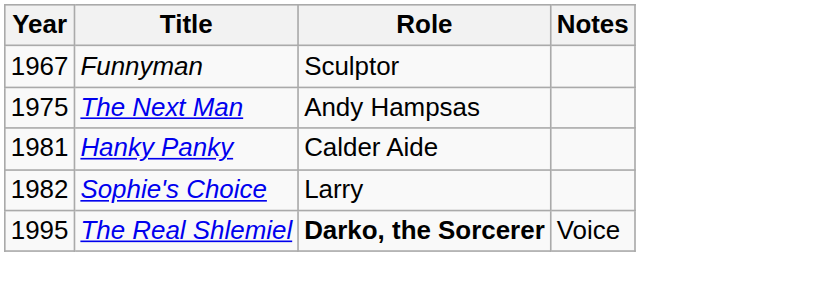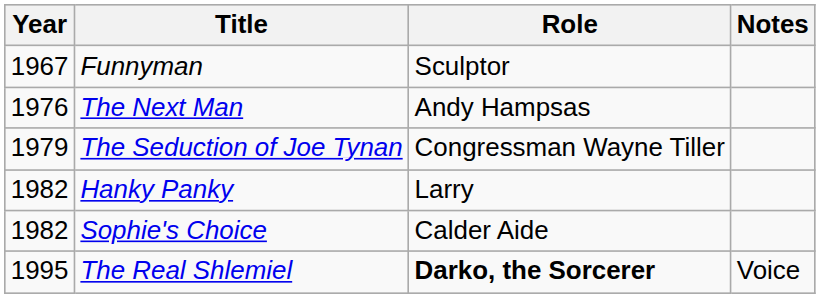(40, 107) 1975 -> (40, 107) 1976
+ row: (242, 148)
(40, 148) 1981 -> (40, 189) 1982
(371, 148) Calder Aide -> (444, 189) Larry
(334, 189) Larry -> (482, 230) Calder Aide
